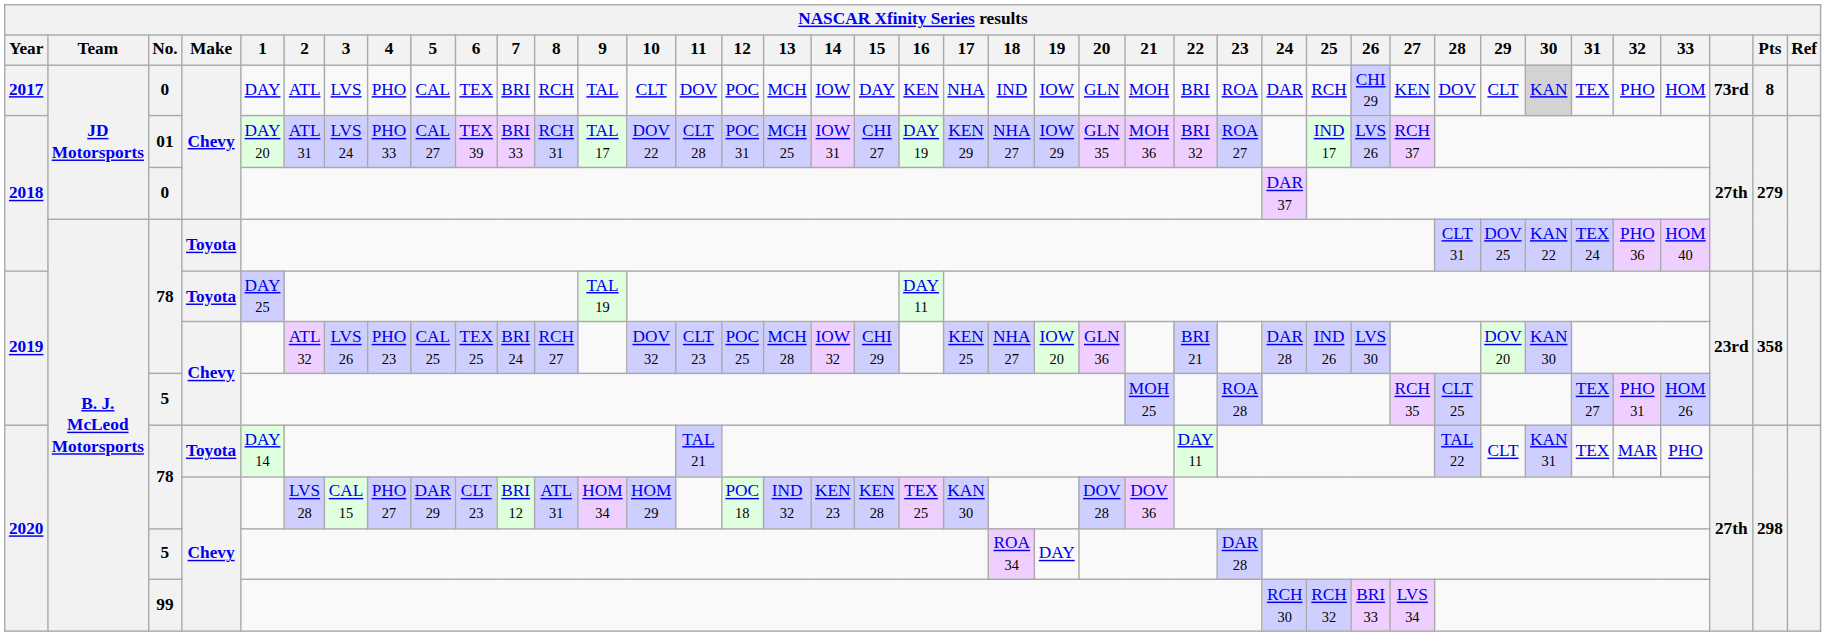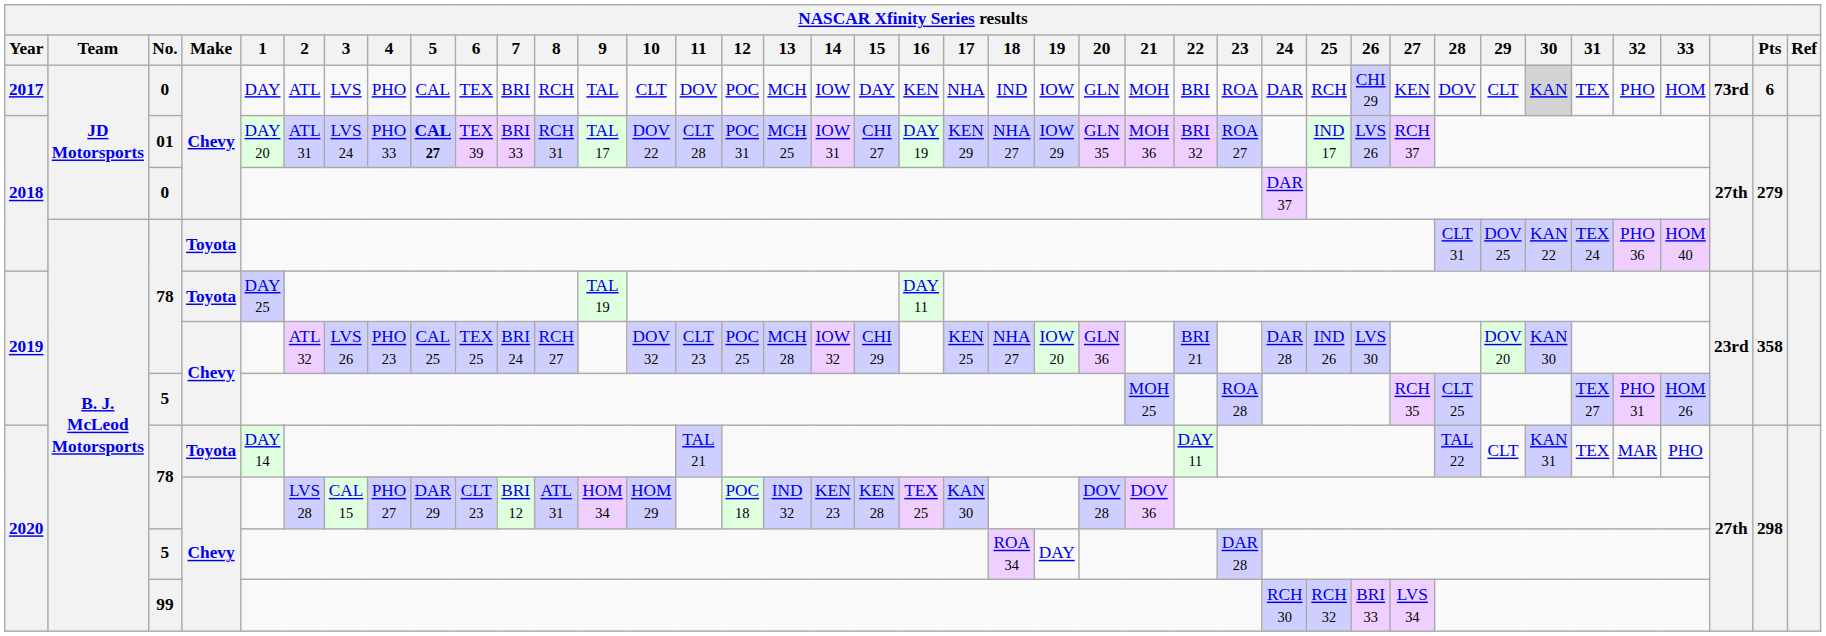(1770, 90) 8 -> (1770, 90) 6
(433, 140) normal -> (433, 141) bold
